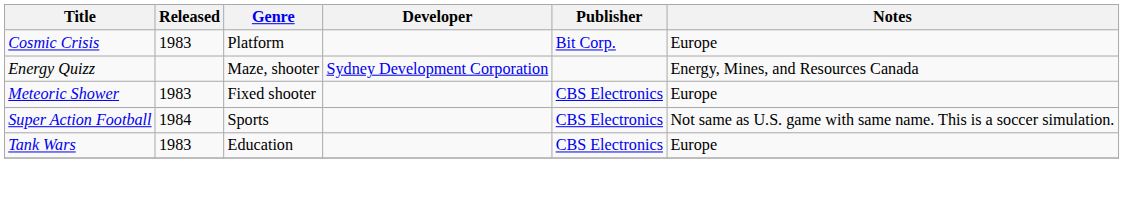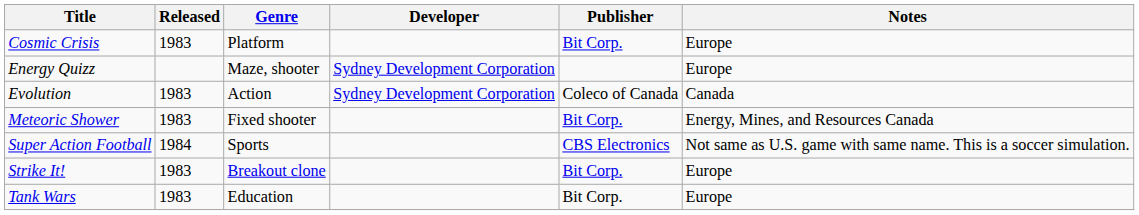(794, 68) Energy, Mines, and Resources Canada -> (709, 68) Europe
+ row: (40, 94)
(609, 94) CBS Electronics -> (592, 119) Bit Corp.
(694, 94) Europe -> (810, 119) Energy, Mines, and Resources Canada
+ row: (37, 171)
(609, 145) CBS Electronics -> (592, 196) Bit Corp.
